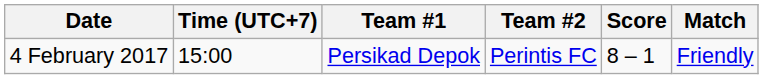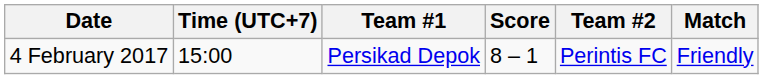columns swapped: (637, 21) <-> (543, 21)
